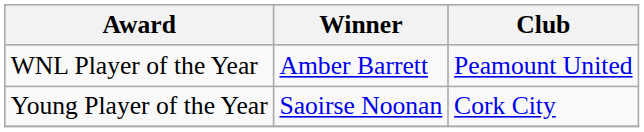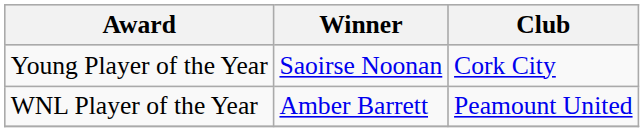rows swapped: (134, 65) <-> (139, 106)
